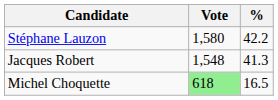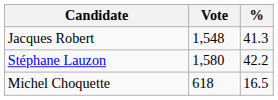rows swapped: (57, 38) <-> (51, 60)
(203, 83) lightgreen background -> (203, 83) no background
